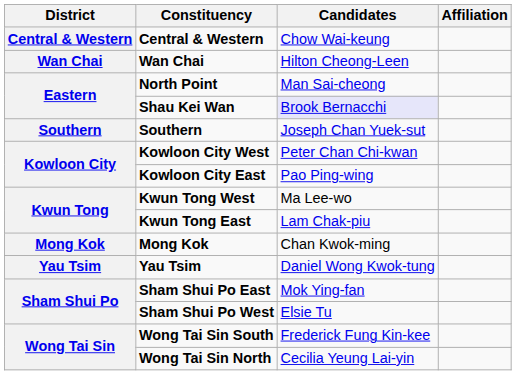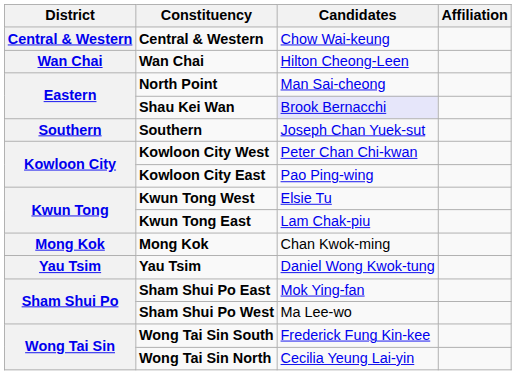(316, 198) Ma Lee-wo -> (306, 198) Elsie Tu
(306, 312) Elsie Tu -> (316, 312) Ma Lee-wo
